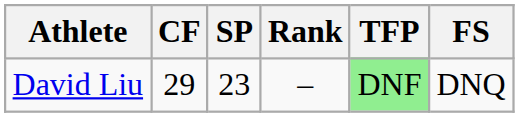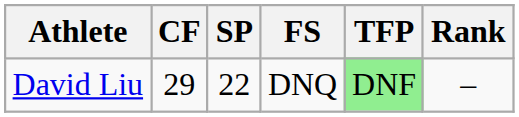columns swapped: (471, 31) <-> (305, 31)
(234, 83) 23 -> (234, 83) 22
